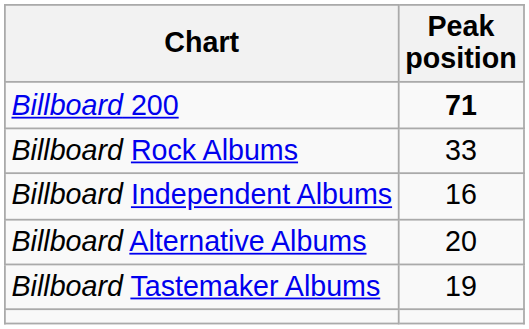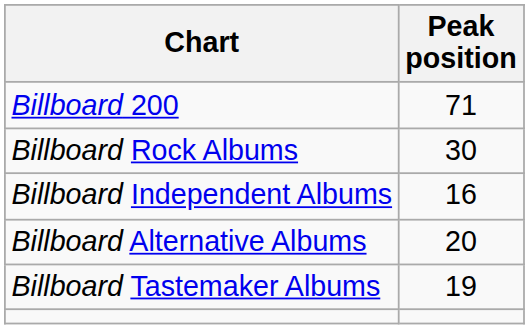(461, 104) bold -> (461, 104) normal
(461, 150) 33 -> (461, 150) 30
